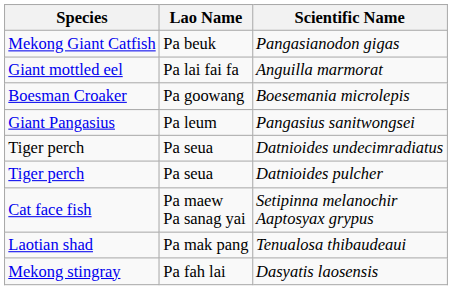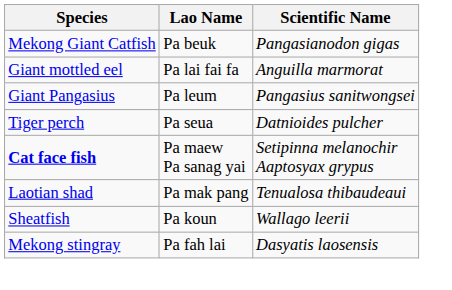- row: (333, 95)
- row: (350, 148)
(50, 209) normal -> (52, 157) bold
+ row: (303, 219)
